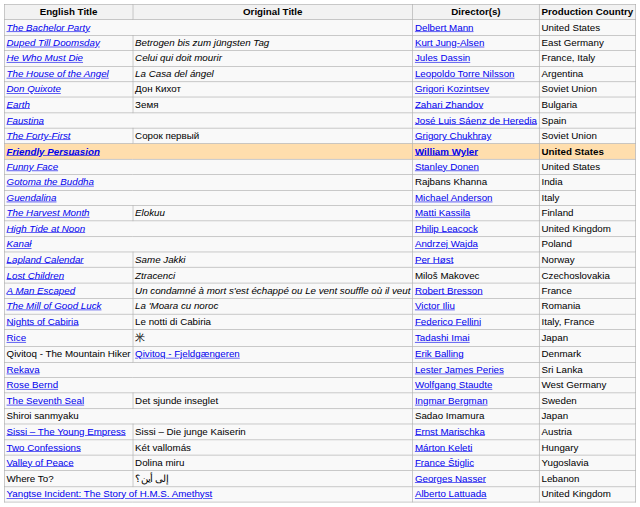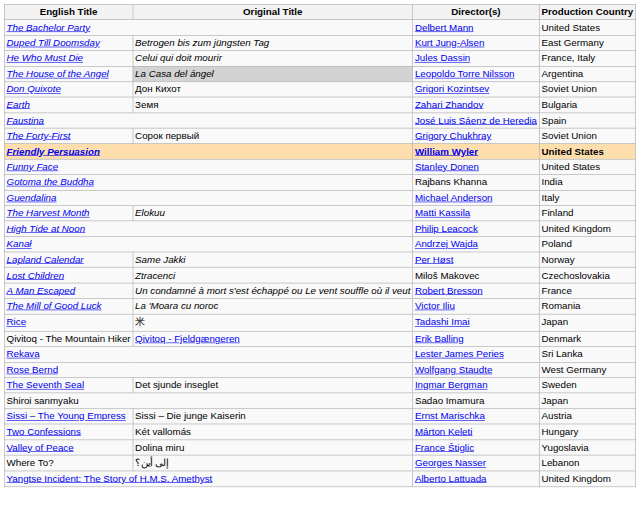(174, 74) no background -> (174, 74) lightgrey background
- row: (43, 321)
